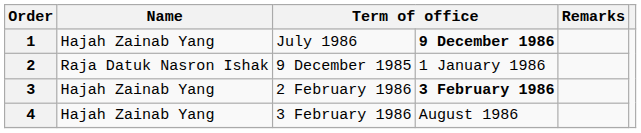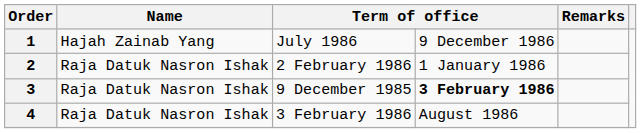(487, 41) bold -> (487, 41) normal
(344, 66) 9 December 1985 -> (344, 66) 2 February 1986
(138, 91) Hajah Zainab Yang -> (165, 91) Raja Datuk Nasron Ishak
(344, 91) 2 February 1986 -> (344, 91) 9 December 1985
(138, 115) Hajah Zainab Yang -> (165, 115) Raja Datuk Nasron Ishak
